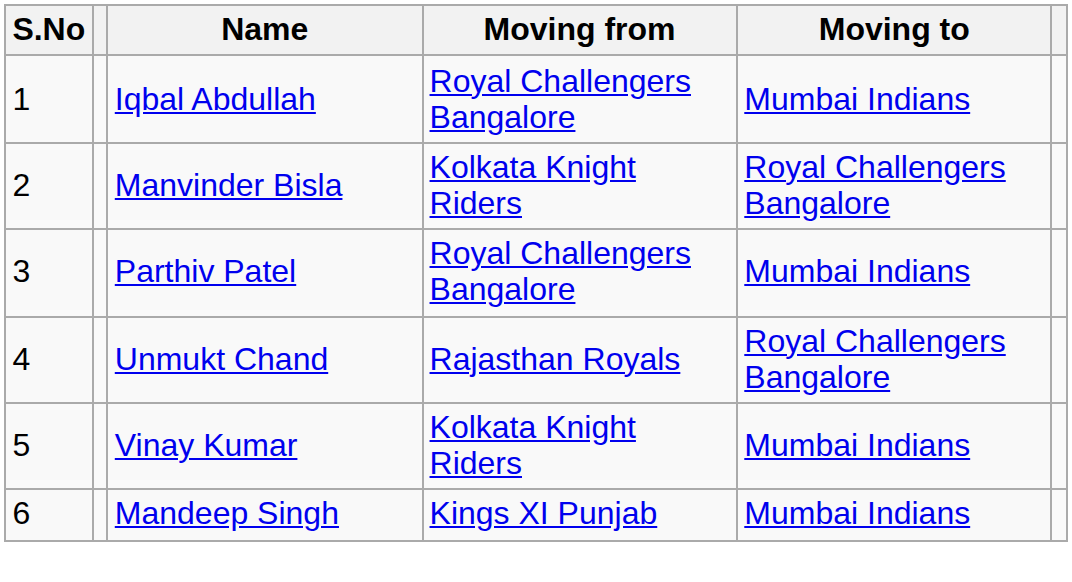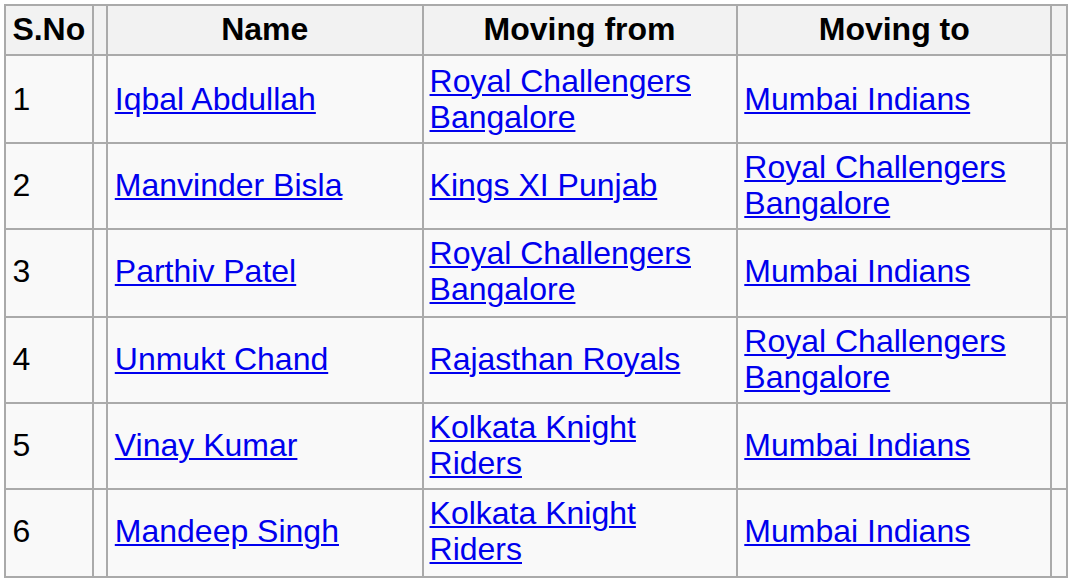(533, 185) Kolkata Knight Riders -> (543, 185) Kings XI Punjab
(543, 514) Kings XI Punjab -> (533, 532) Kolkata Knight Riders
